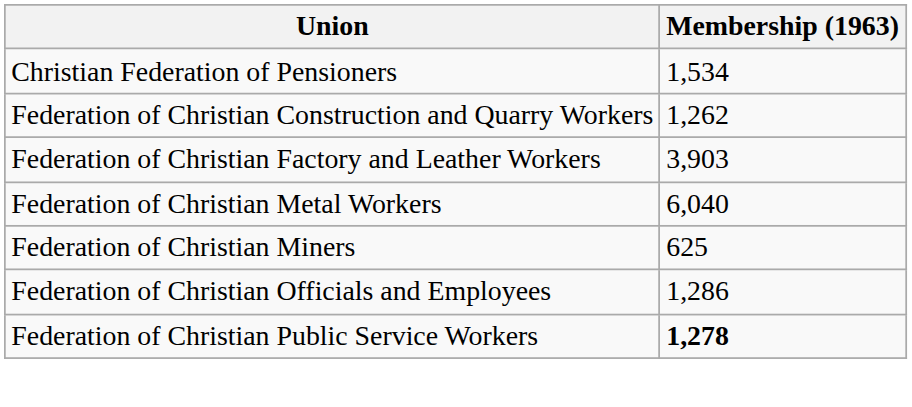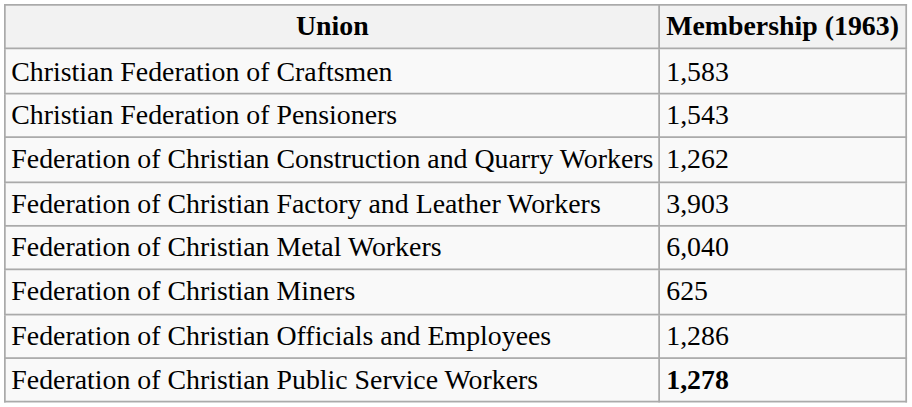+ row: (202, 70)
(698, 70) 1,534 -> (698, 114) 1,543
